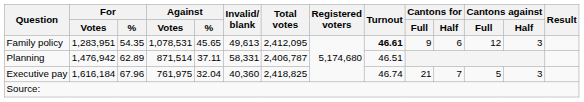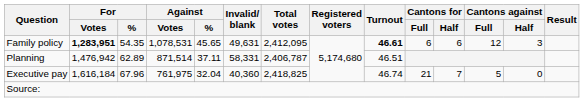(94, 43) normal -> (94, 43) bold
(244, 43) 49,613 -> (244, 43) 49,631
(429, 43) 9 -> (429, 43) 6
(540, 74) 3 -> (540, 74) 0
